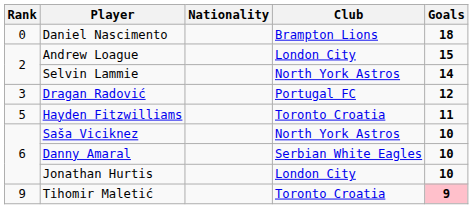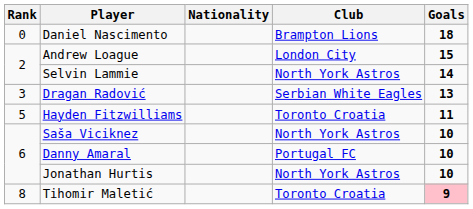(315, 94) Portugal FC -> (349, 94) Serbian White Eagles
(446, 94) 12 -> (446, 94) 13
(349, 154) Serbian White Eagles -> (315, 154) Portugal FC
(315, 174) London City -> (338, 174) North York Astros
(22, 194) 9 -> (22, 194) 8
